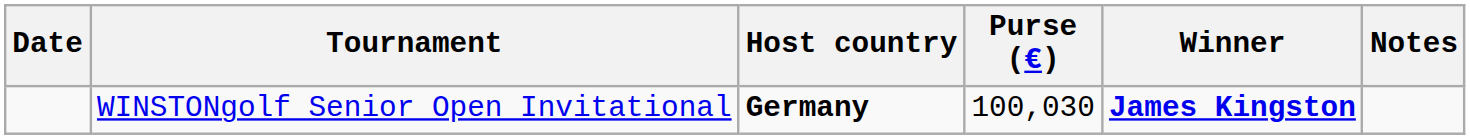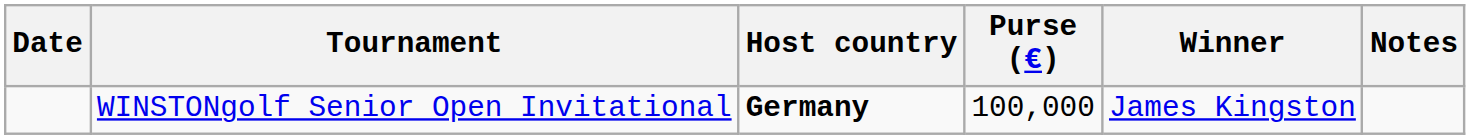(1033, 110) 100,030 -> (1033, 110) 100,000
(1232, 110) bold -> (1232, 110) normal
